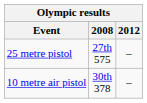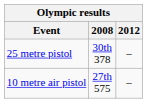(102, 53) 27th 575 -> (102, 53) 30th 378
(102, 83) 30th 378 -> (102, 83) 27th 575
